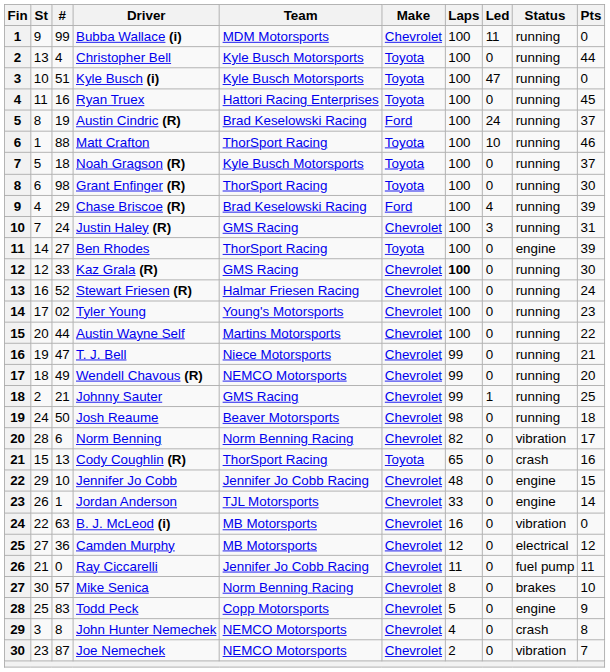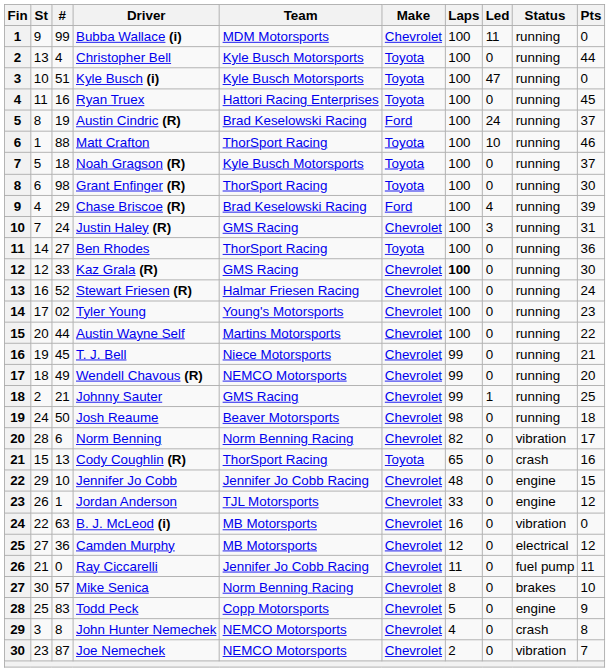(536, 248) engine -> (538, 248) running
(588, 248) 39 -> (588, 248) 36
(62, 354) 47 -> (62, 354) 45
(588, 502) 14 -> (588, 502) 12
